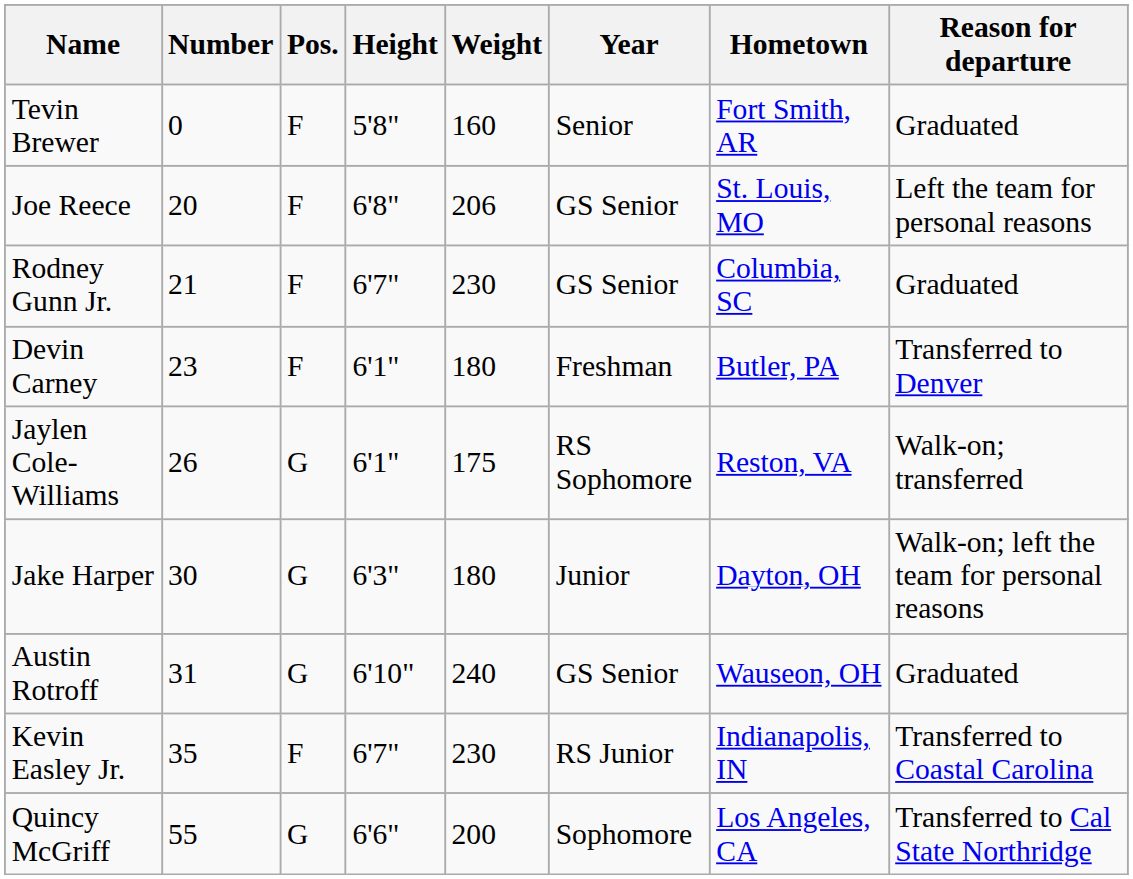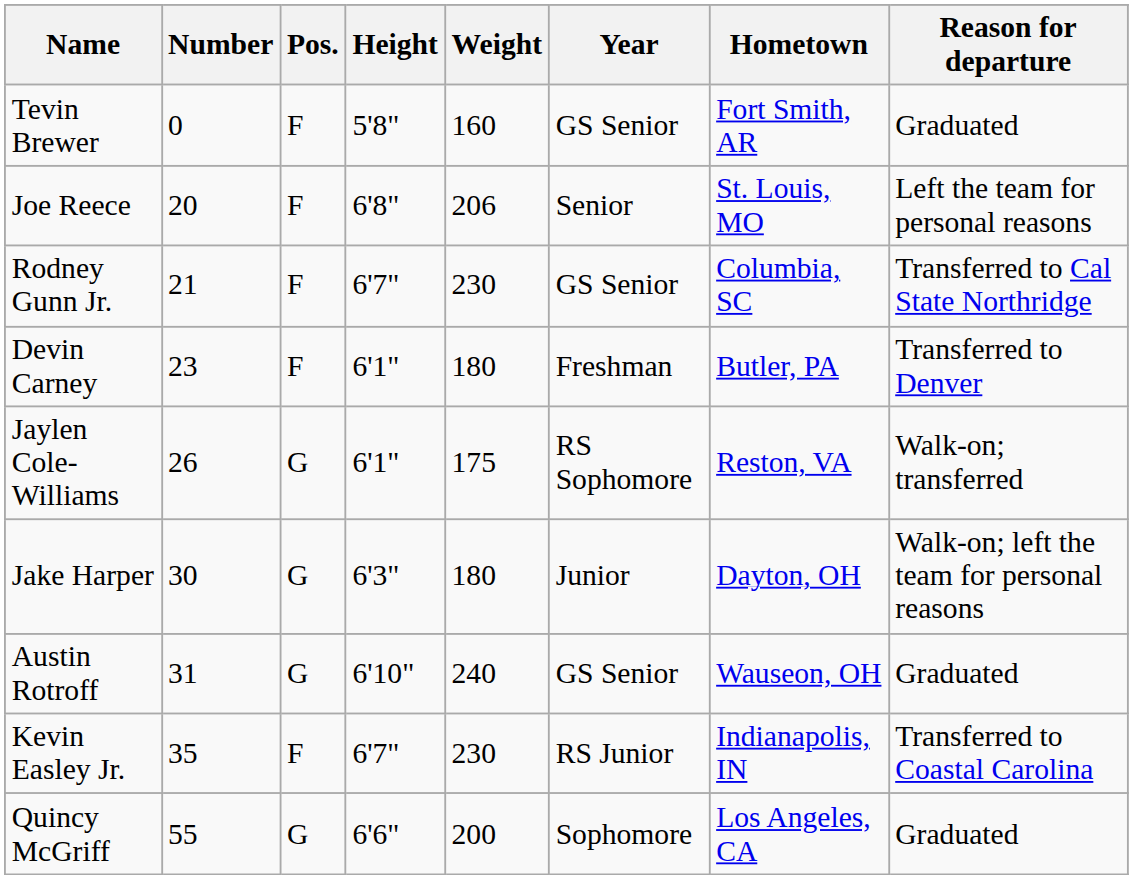(594, 124) Senior -> (617, 124) GS Senior
(617, 205) GS Senior -> (594, 205) Senior
(957, 285) Graduated -> (1003, 285) Transferred to Cal State Northridge
(1003, 833) Transferred to Cal State Northridge -> (957, 833) Graduated
